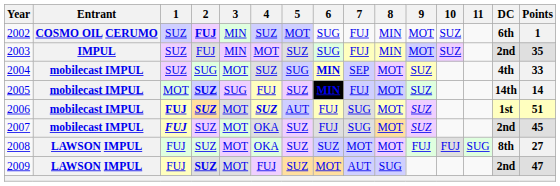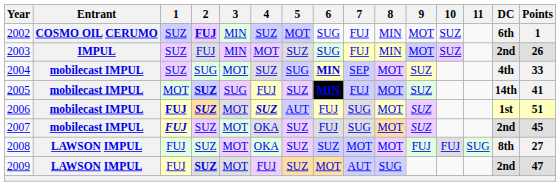(538, 52) 35 -> (538, 52) 26
(538, 90) 14 -> (538, 90) 41
